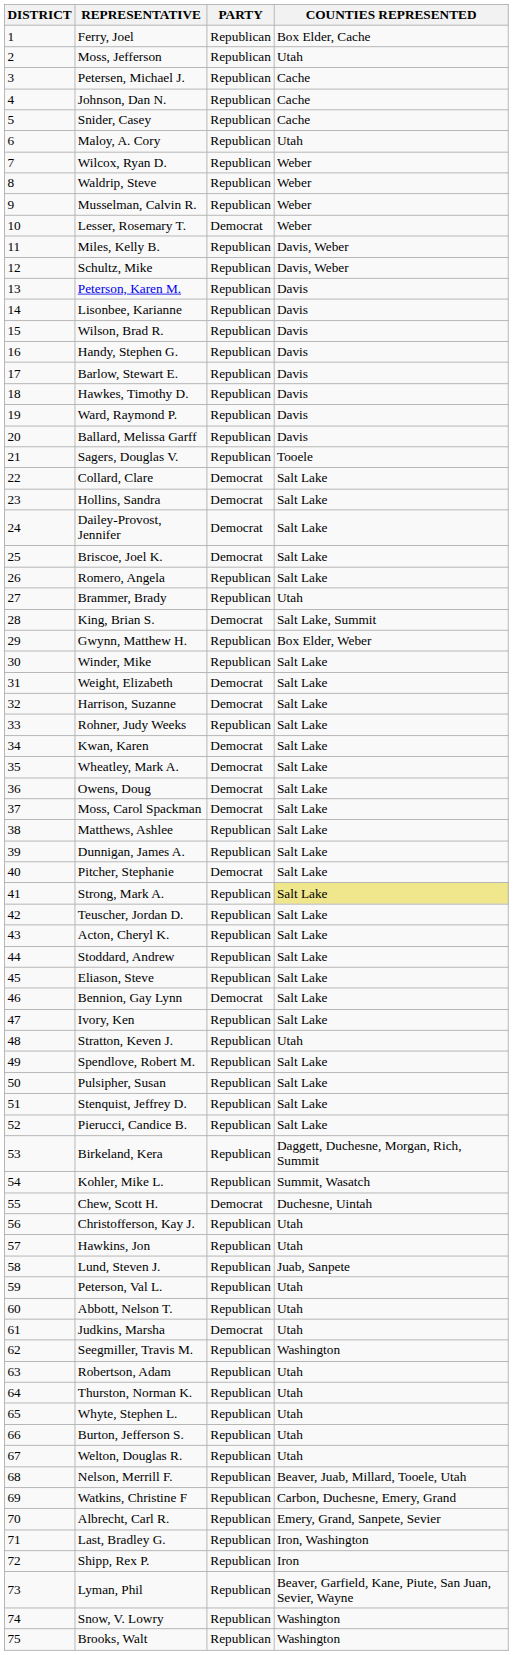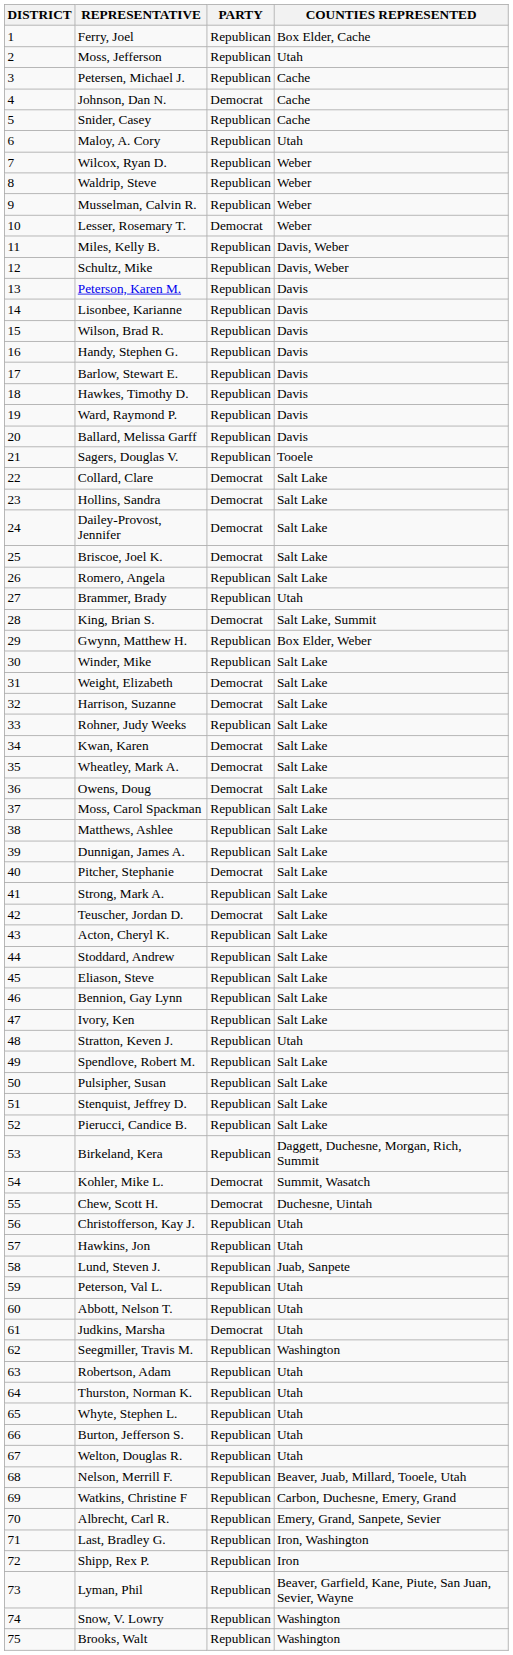(241, 99) Republican -> (237, 99) Democrat
(237, 809) Democrat -> (241, 809) Republican
(302, 893) khaki background -> (302, 893) no background
(241, 914) Republican -> (237, 914) Democrat
(237, 998) Democrat -> (241, 998) Republican
(241, 1182) Republican -> (237, 1182) Democrat
